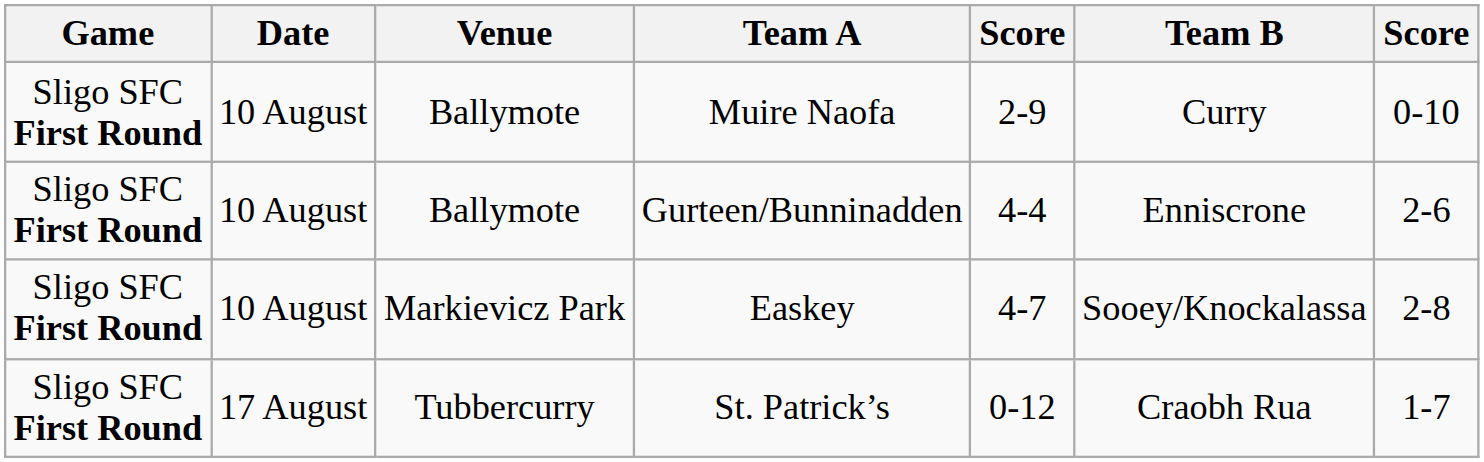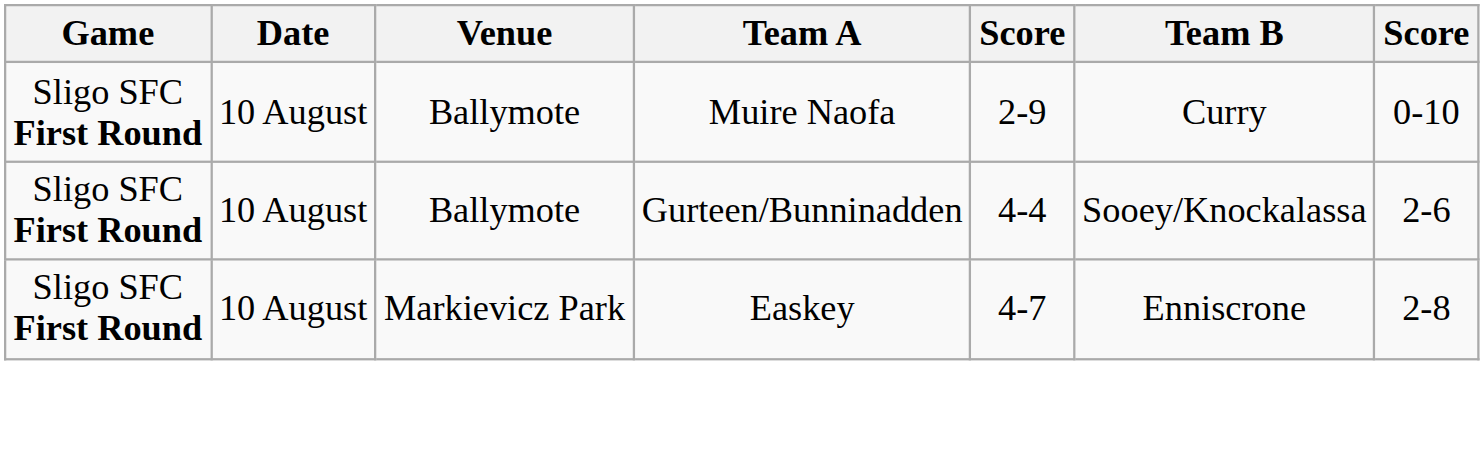(1224, 209) Enniscrone -> (1224, 209) Sooey/Knockalassa
(1224, 308) Sooey/Knockalassa -> (1224, 308) Enniscrone
- row: (802, 406)
